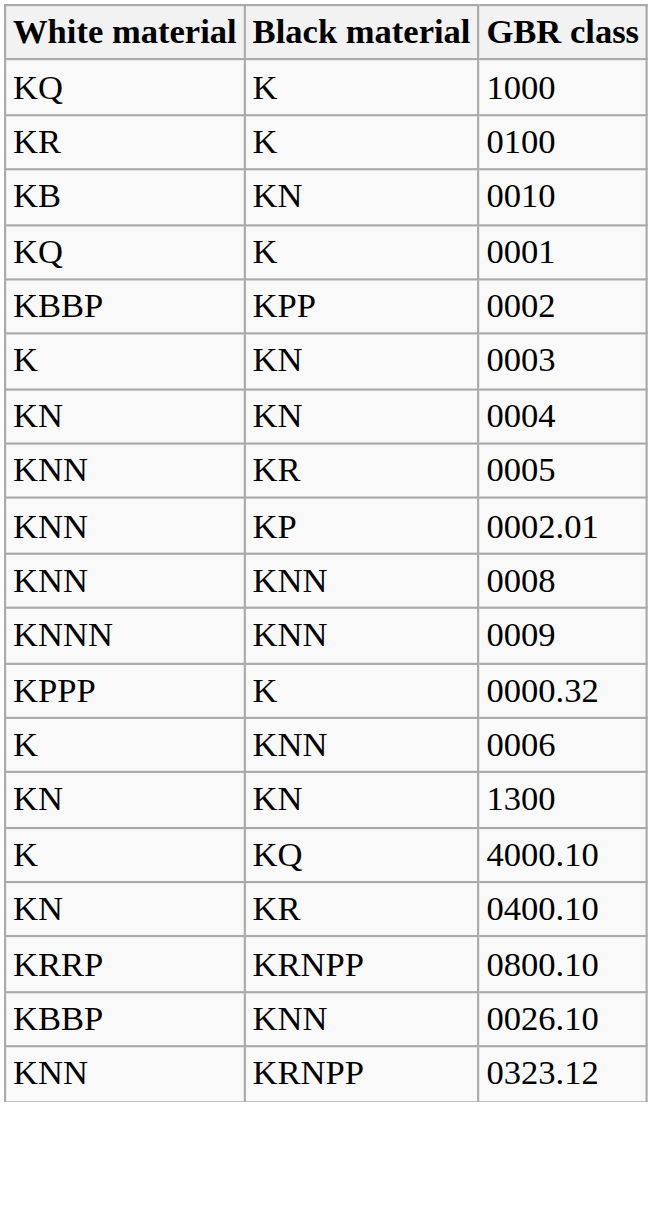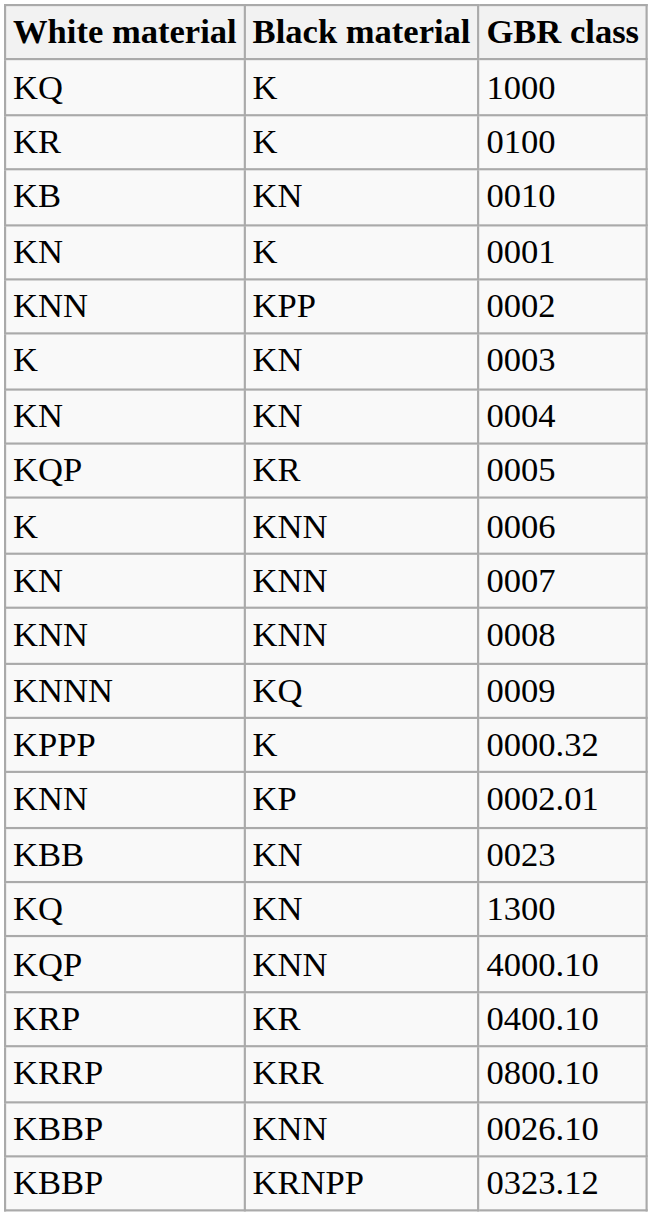(38, 251) KQ -> (38, 251) KN
(58, 305) KBBP -> (50, 305) KNN
(50, 470) KNN -> (48, 470) KQP
rows swapped: (521, 744) <-> (543, 525)
+ row: (521, 580)
(290, 634) KNN -> (278, 689) KQ
+ row: (521, 854)
(38, 799) KN -> (38, 908) KQ
(26, 854) K -> (48, 963) KQP
(278, 854) KQ -> (290, 963) KNN
(38, 908) KN -> (47, 1018) KRP
(308, 963) KRNPP -> (288, 1073) KRR
(50, 1073) KNN -> (58, 1182) KBBP
